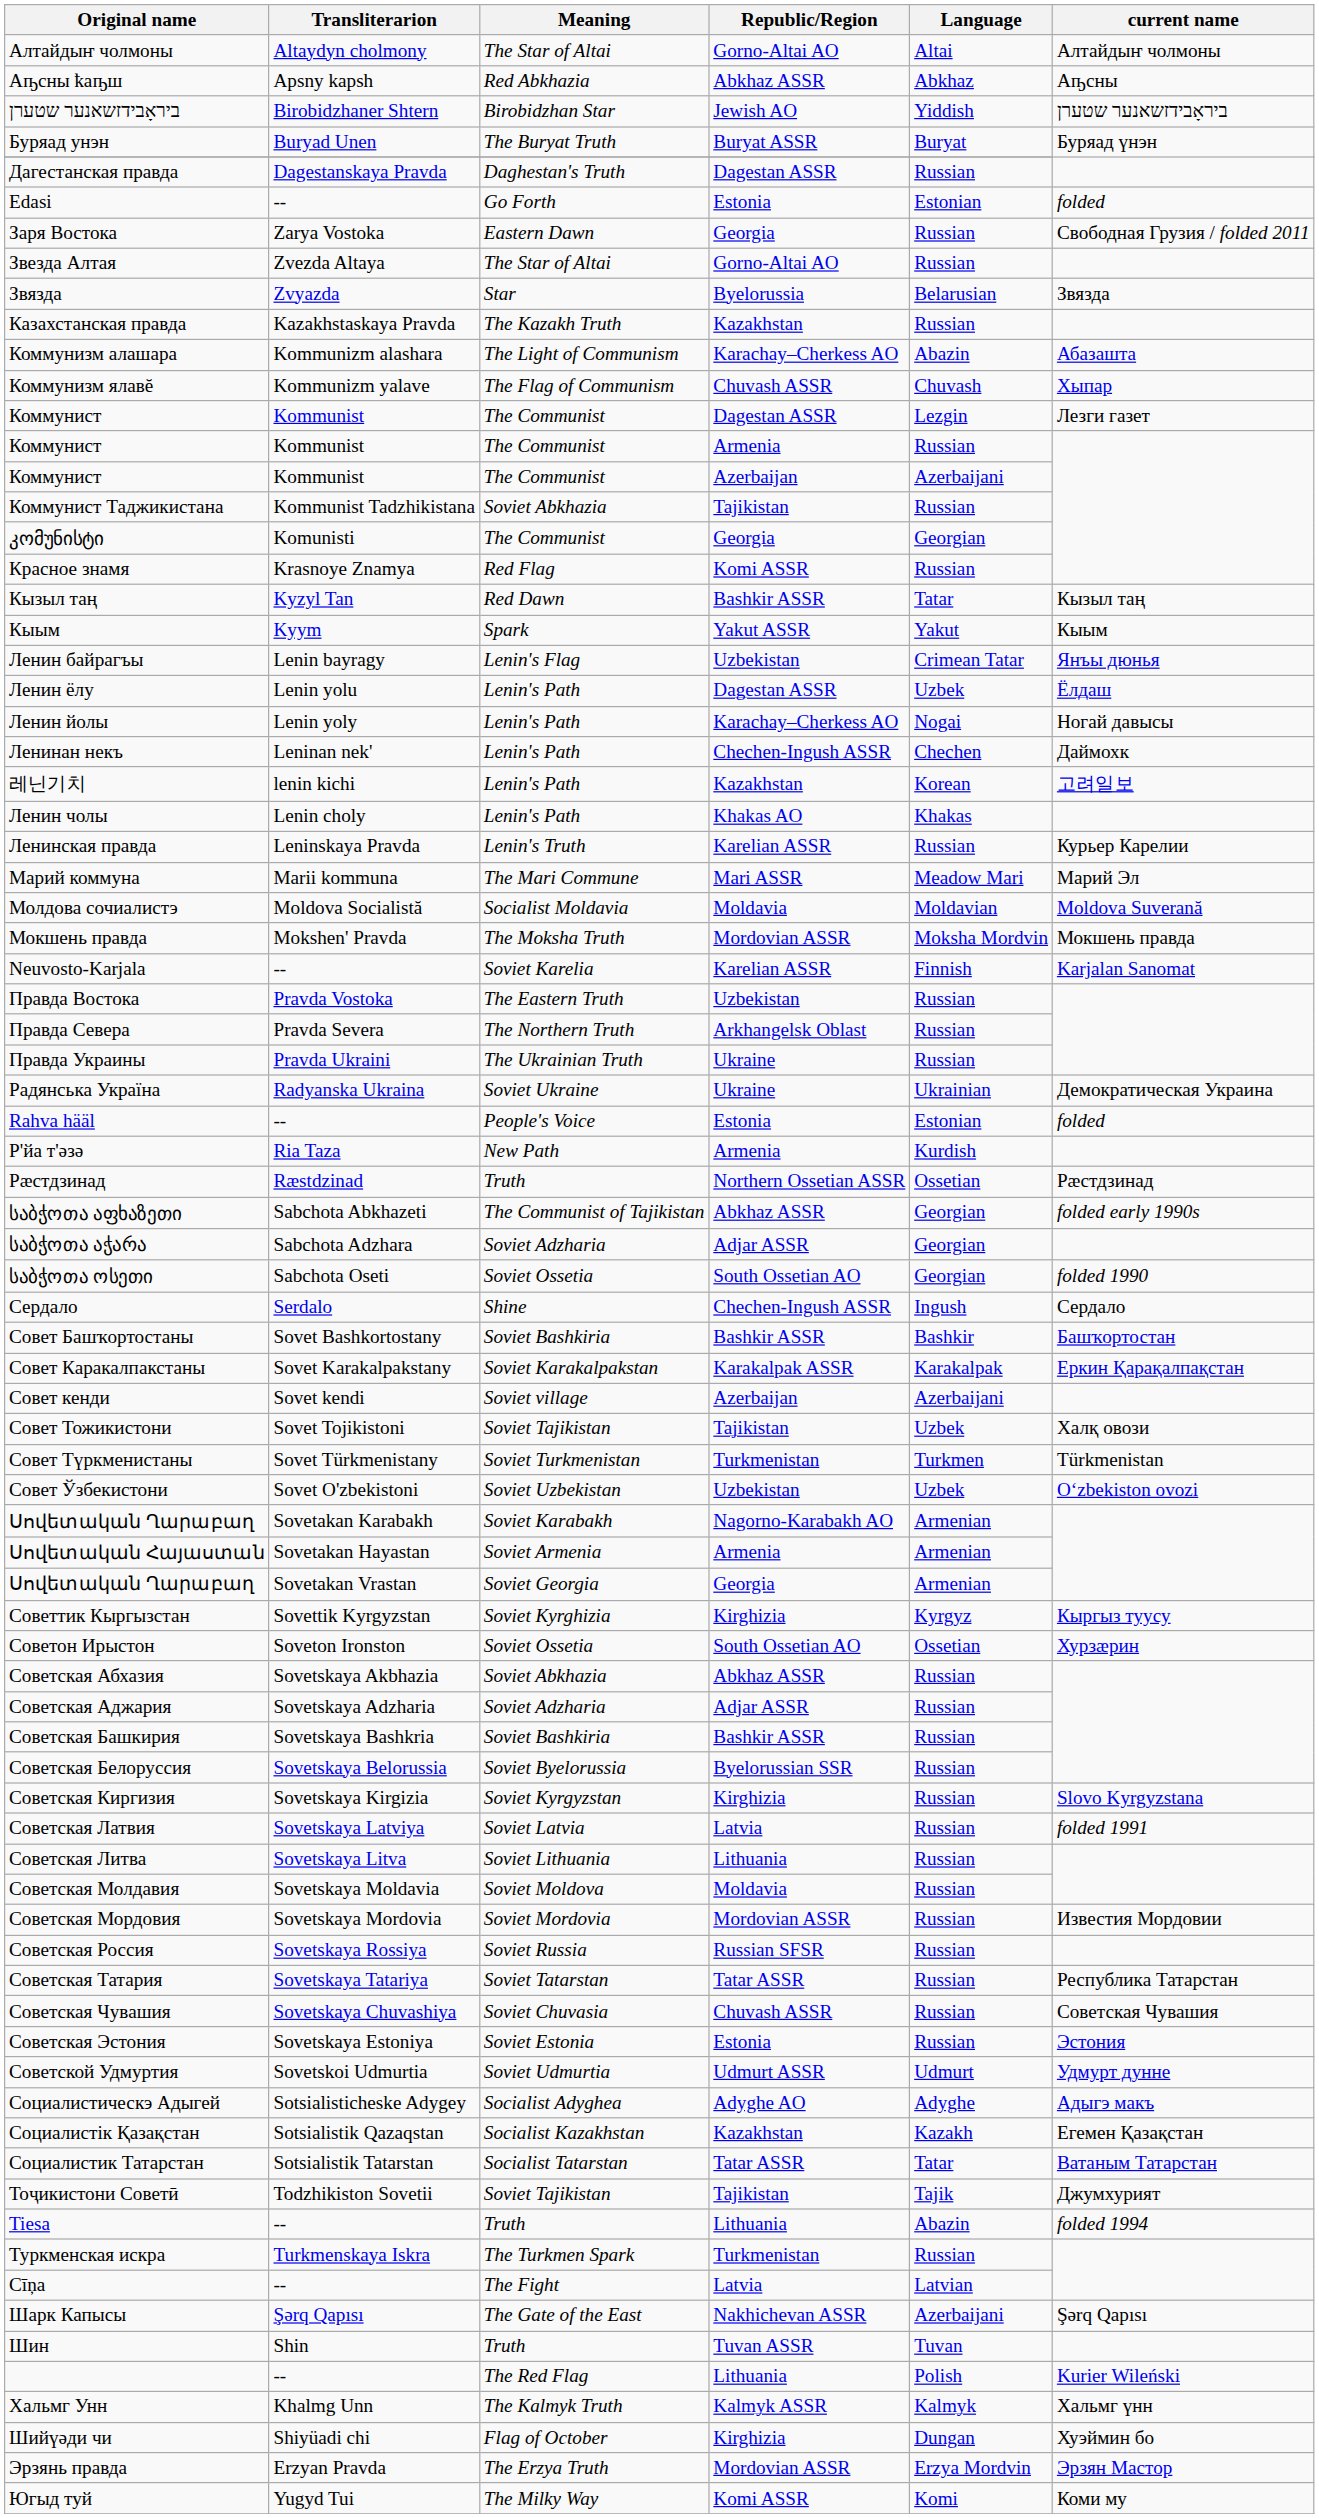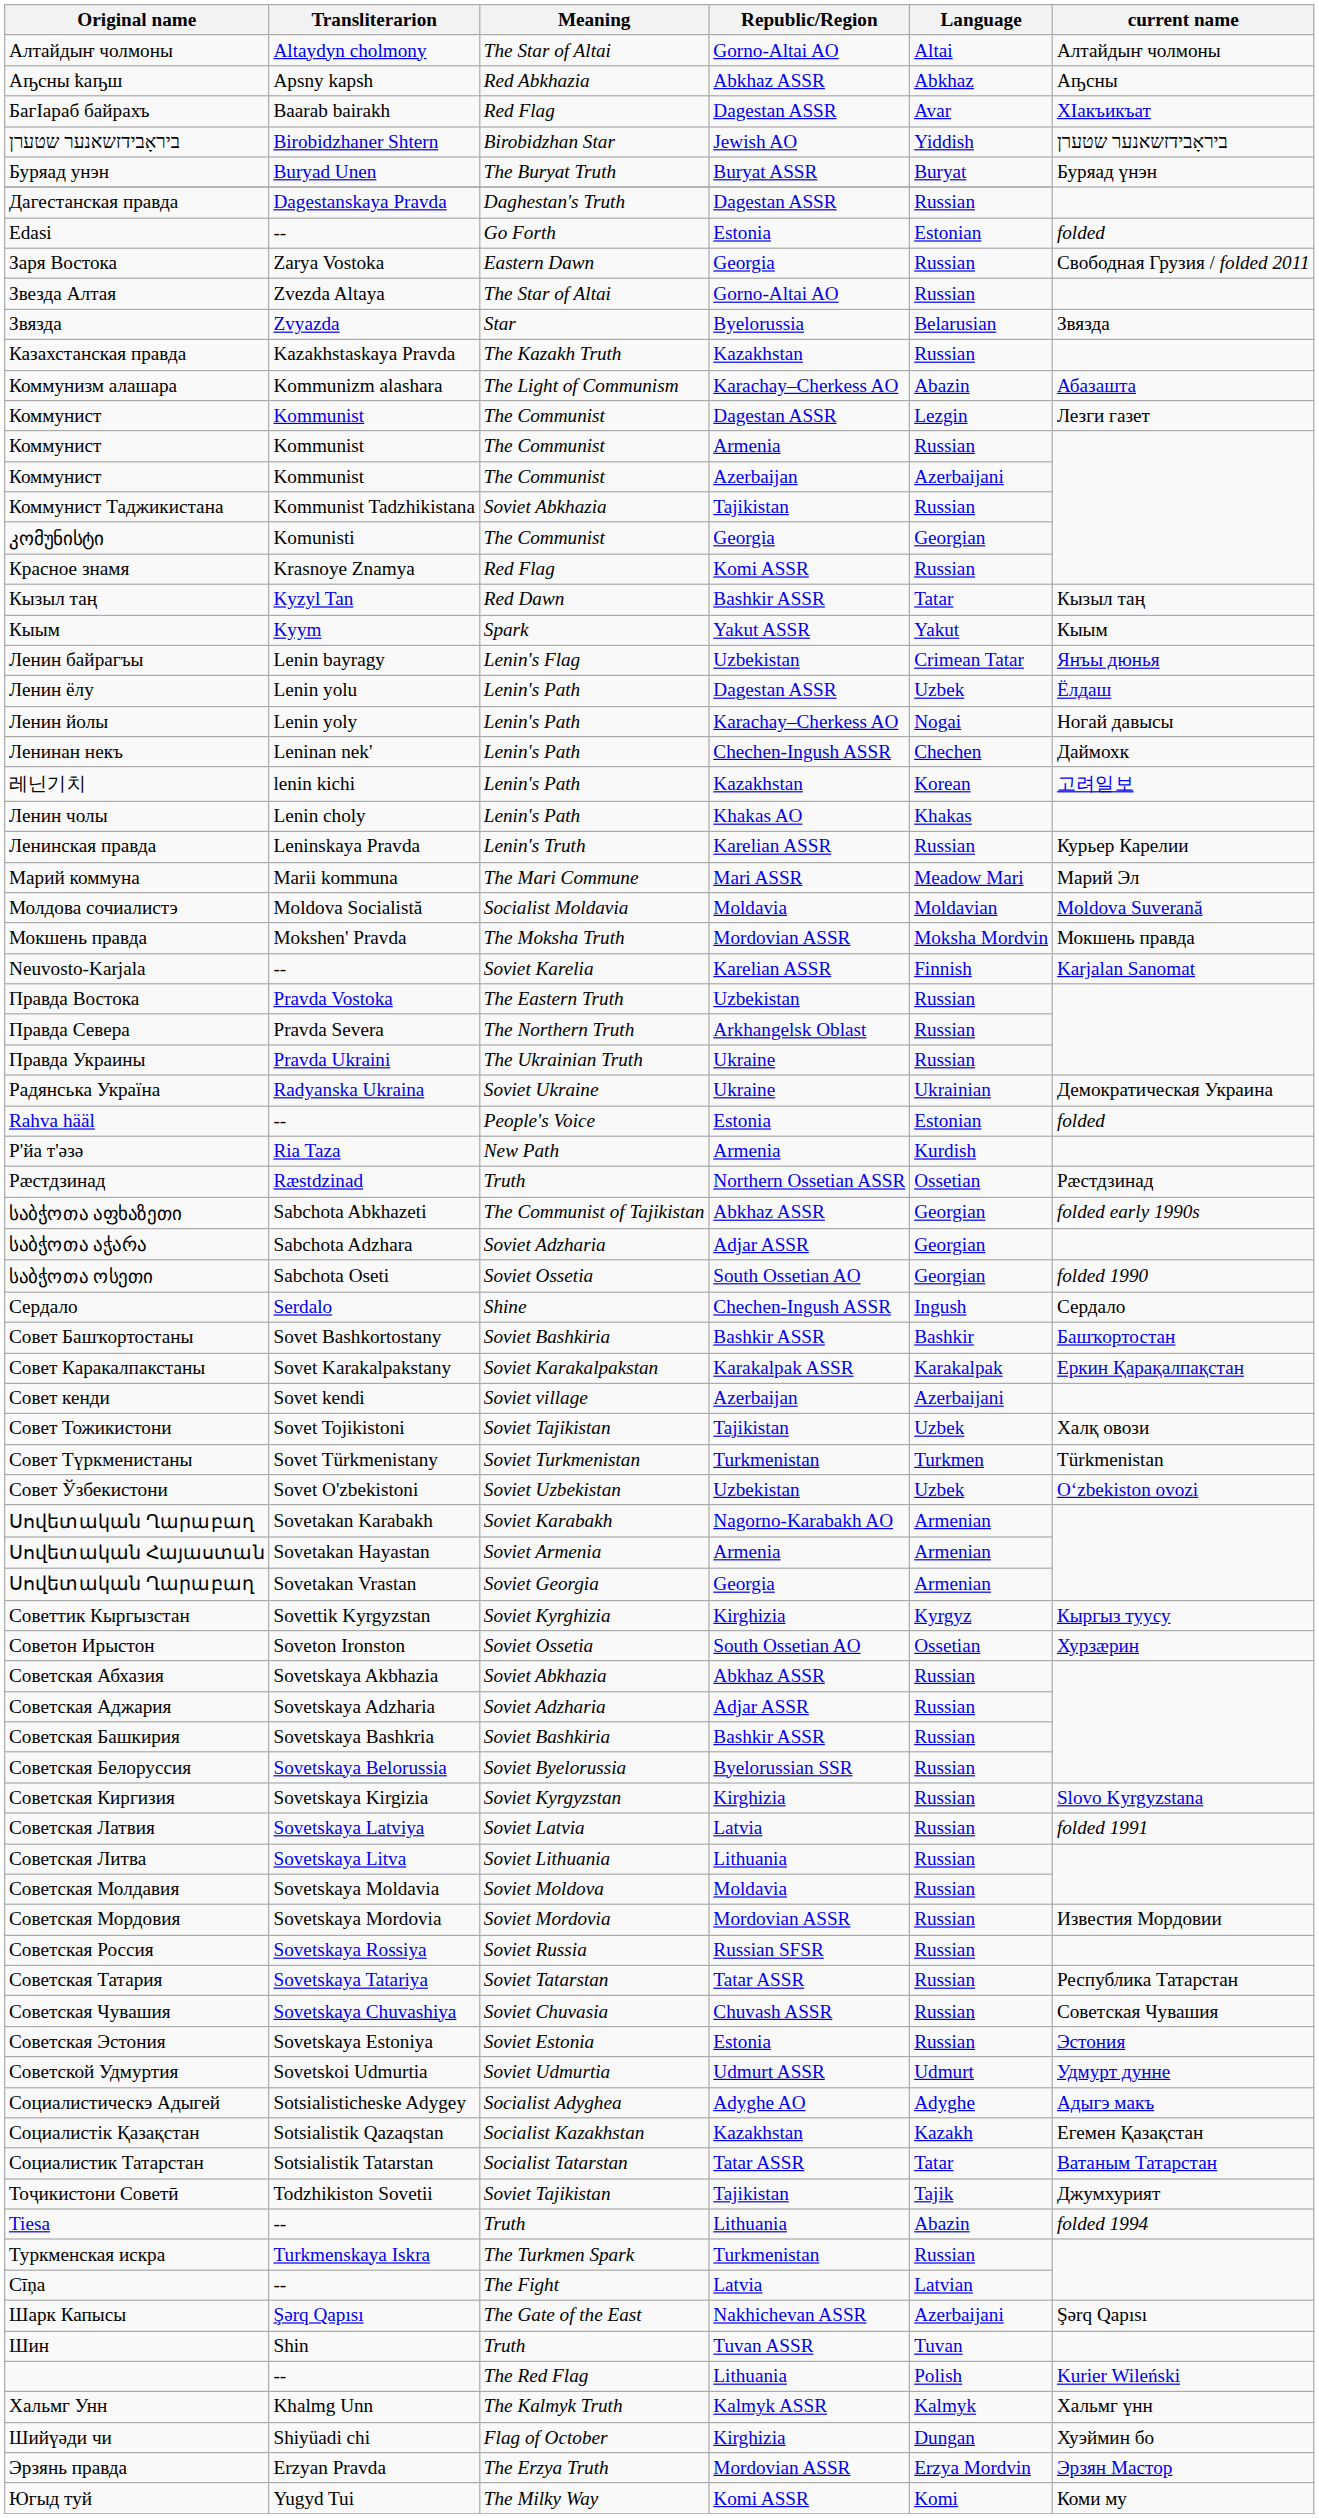+ row: (79, 111)
- row: (81, 385)
